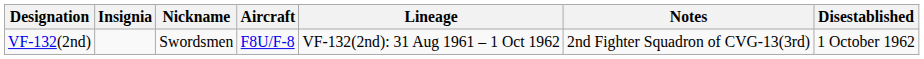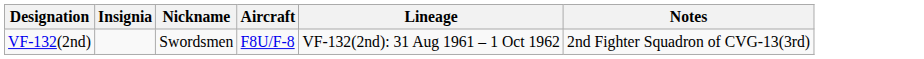- column: (866, 16)
